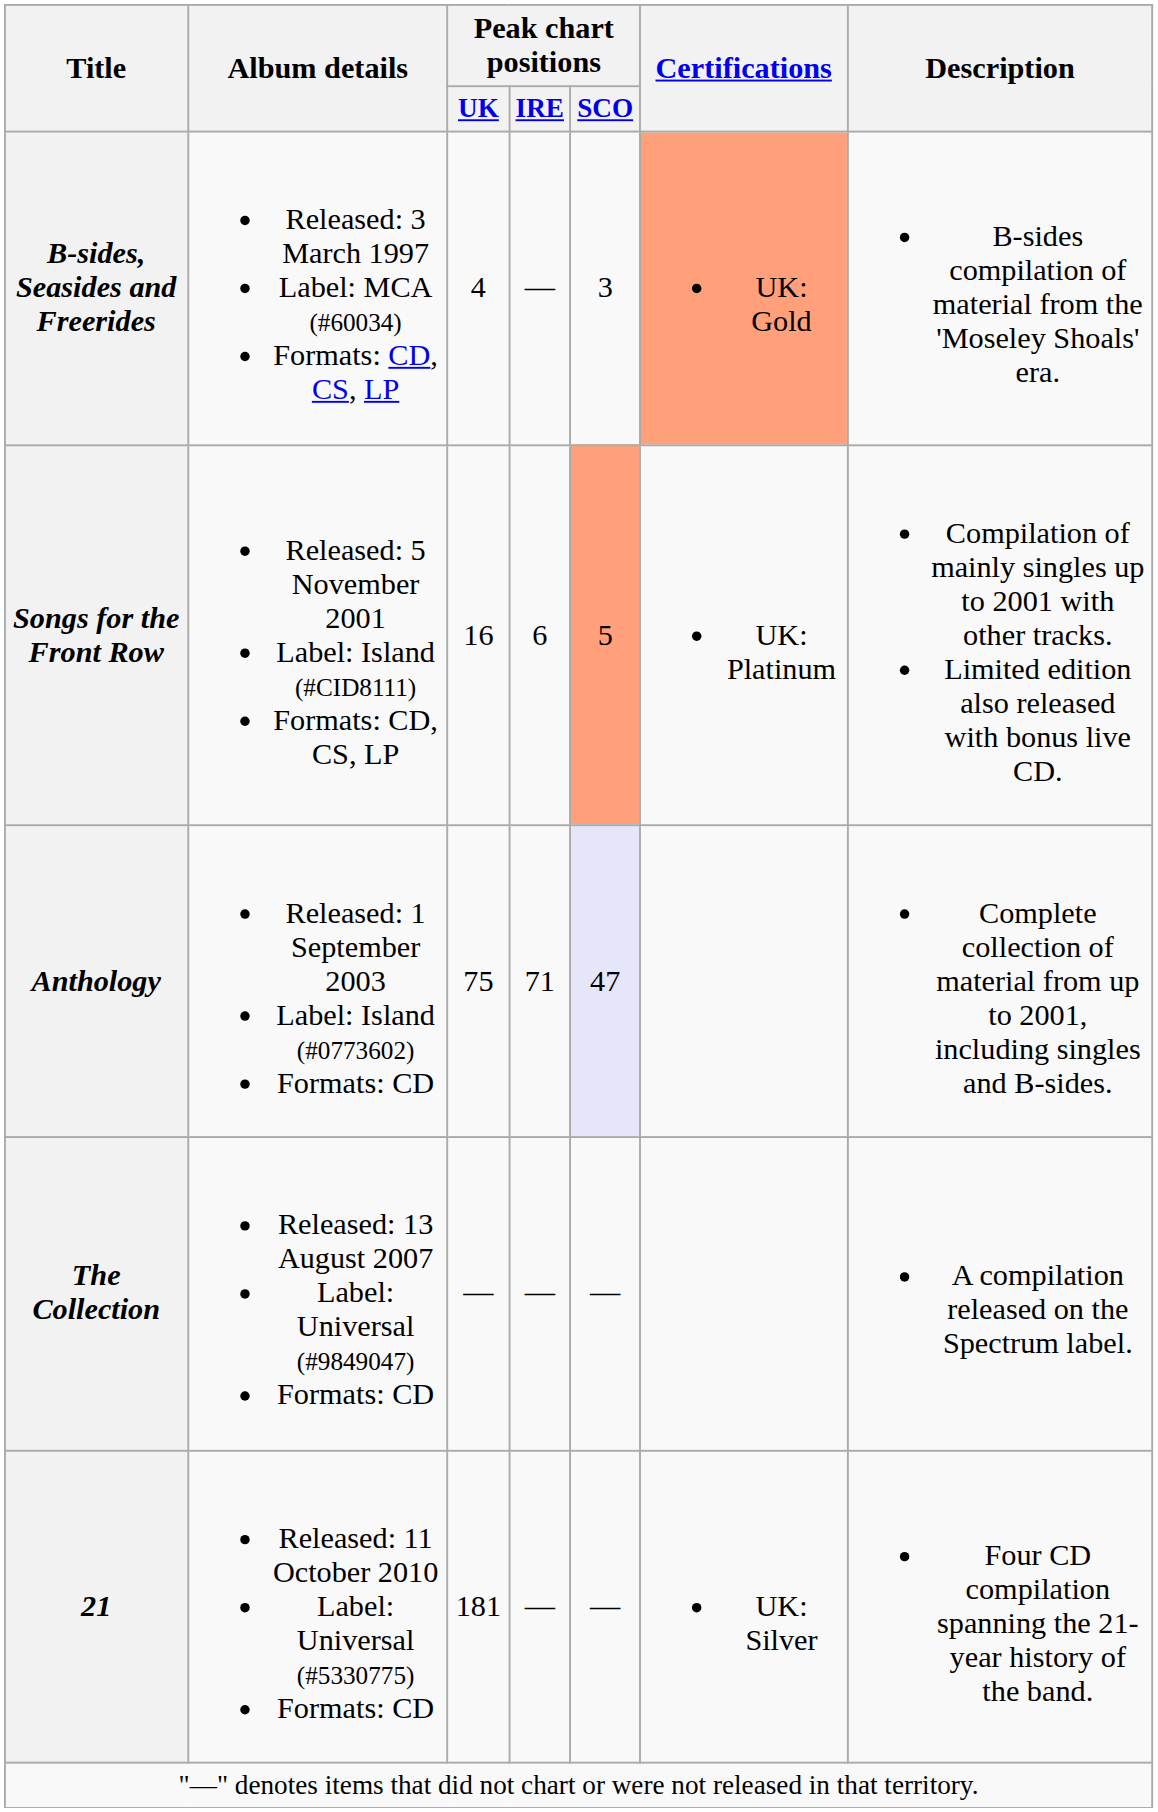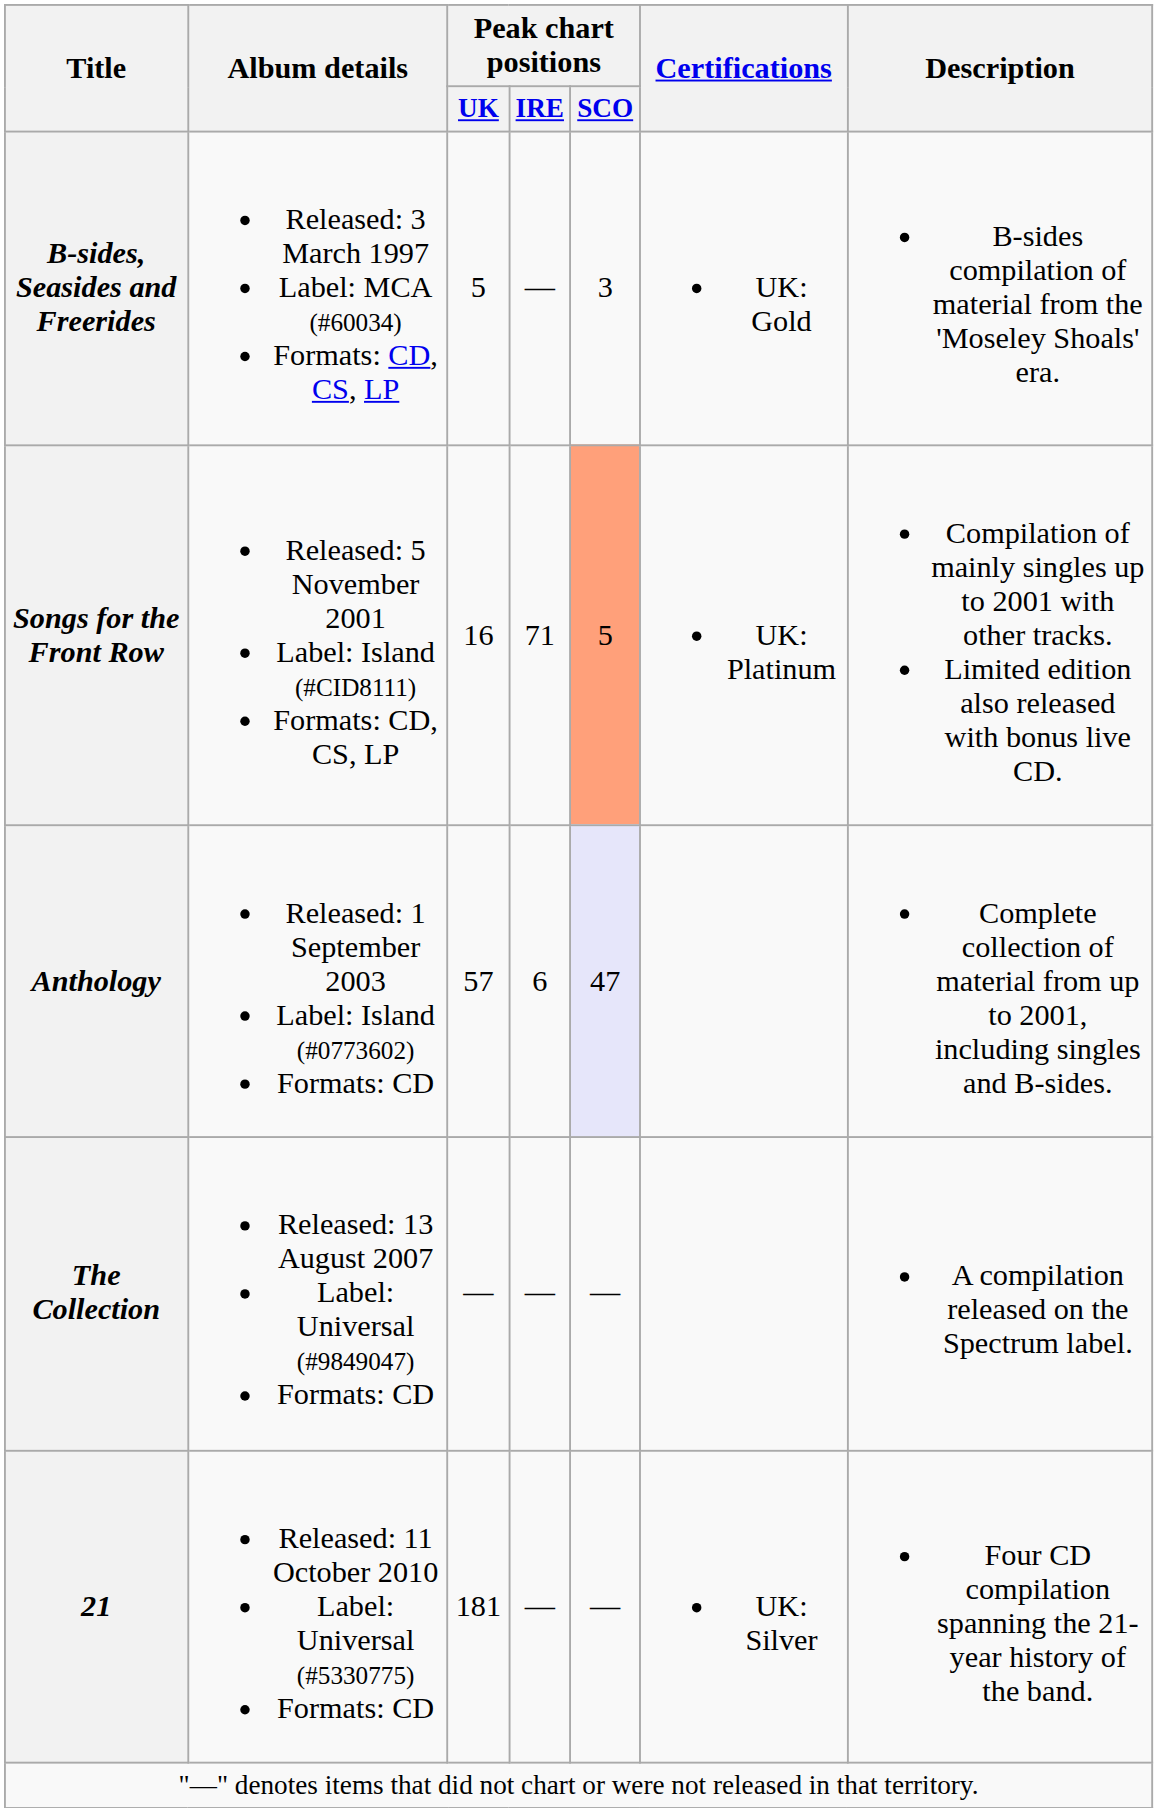(478, 287) 4 -> (478, 287) 5
(744, 305) lightsalmon background -> (744, 305) no background
(540, 634) 6 -> (540, 634) 71
(478, 980) 75 -> (478, 980) 57
(540, 980) 71 -> (540, 980) 6
